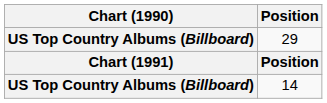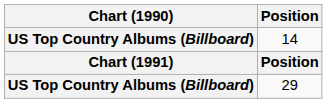rows swapped: (290, 39) <-> (290, 86)
